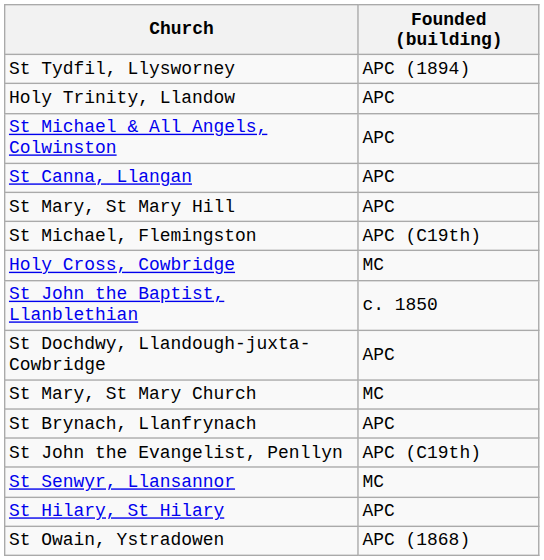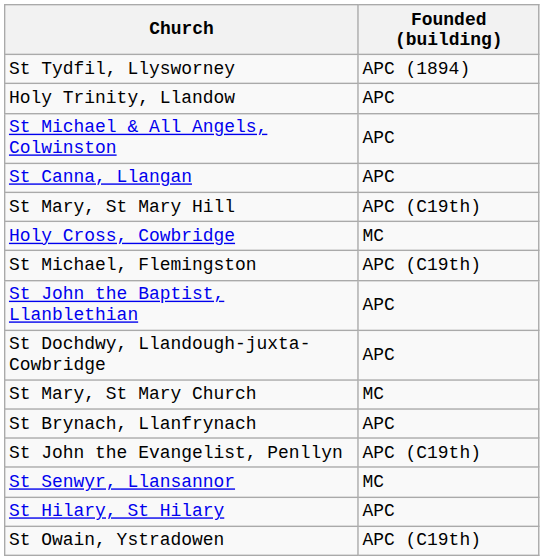(379, 207) APC -> (422, 207) APC (C19th)
rows swapped: (133, 236) <-> (122, 265)
(400, 305) c. 1850 -> (379, 305) APC
(416, 541) APC (1868) -> (422, 541) APC (C19th)
